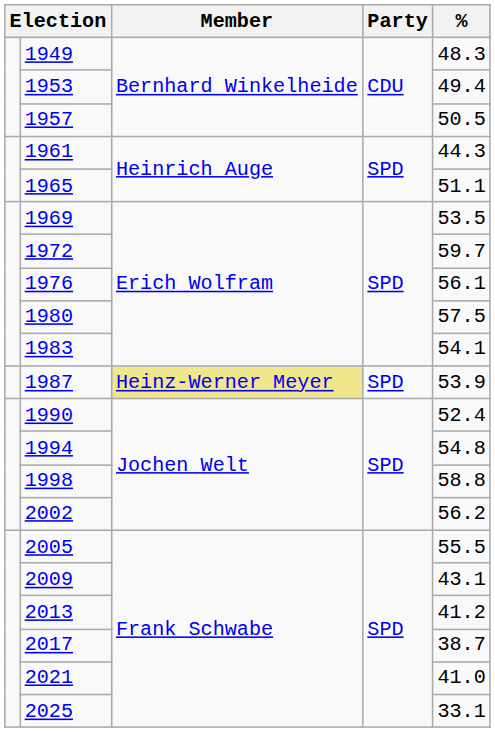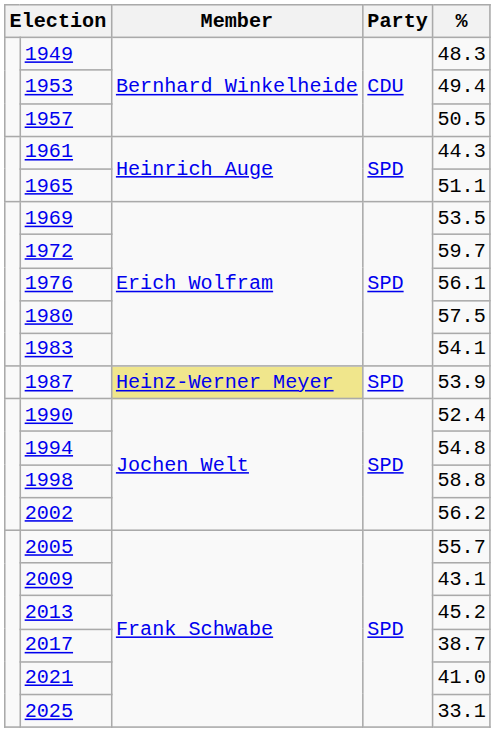(462, 547) 55.5 -> (462, 547) 55.7
(462, 612) 41.2 -> (462, 612) 45.2
